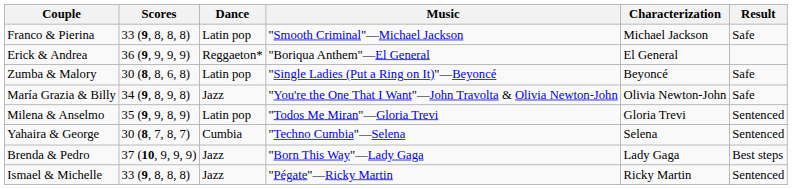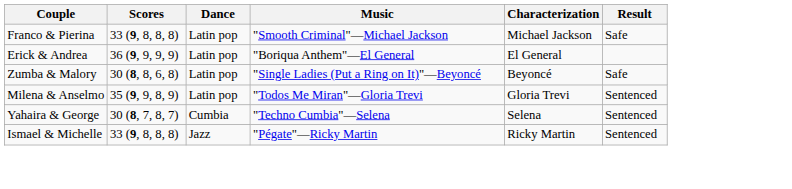(232, 54) Reggaeton* -> (213, 54) Latin pop
- row: (62, 94)
- row: (48, 154)
